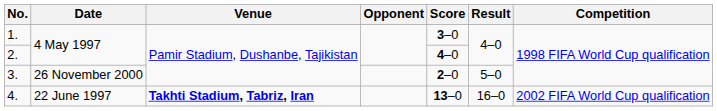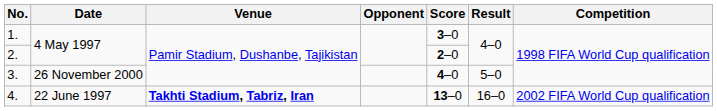(448, 55) 4–0 -> (448, 55) 2–0
(448, 75) 2–0 -> (448, 75) 4–0
